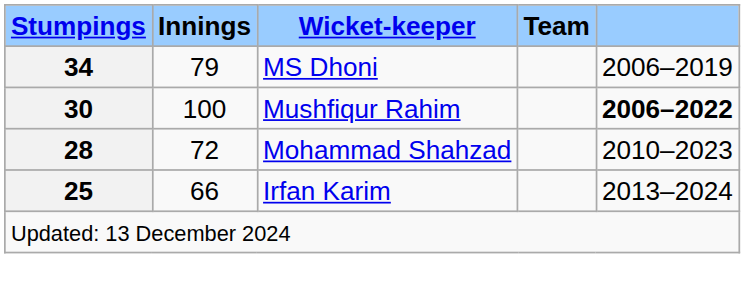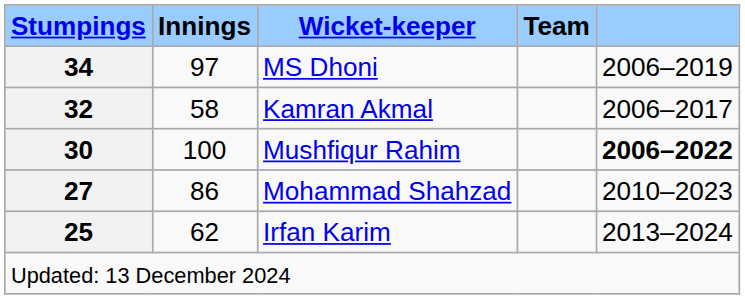(204, 67) 79 -> (204, 67) 97
+ row: (348, 109)
(78, 150) 28 -> (78, 191) 27
(204, 150) 72 -> (204, 191) 86
(204, 191) 66 -> (204, 233) 62
